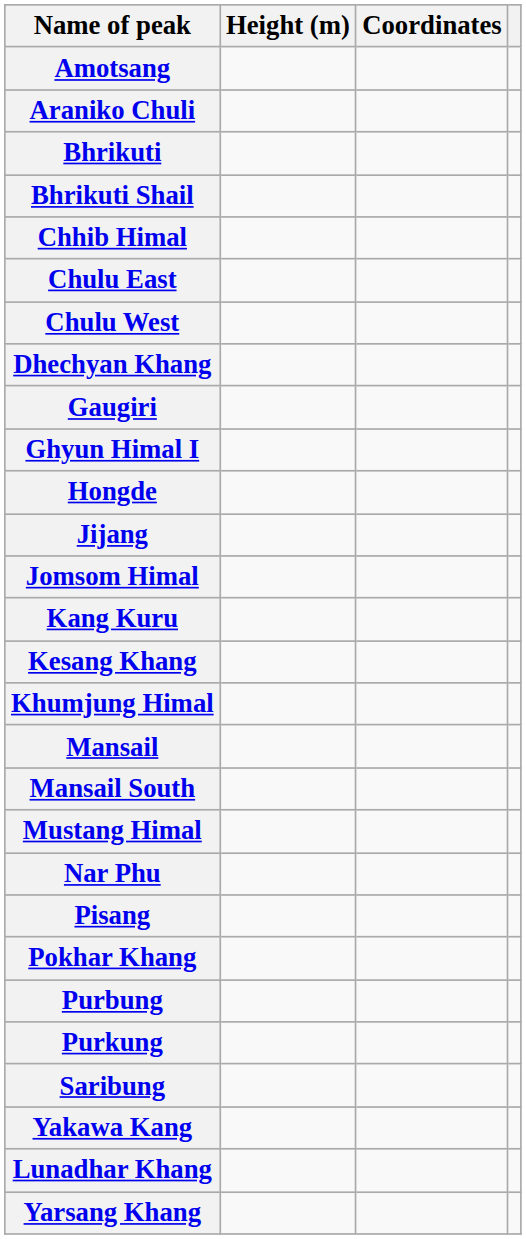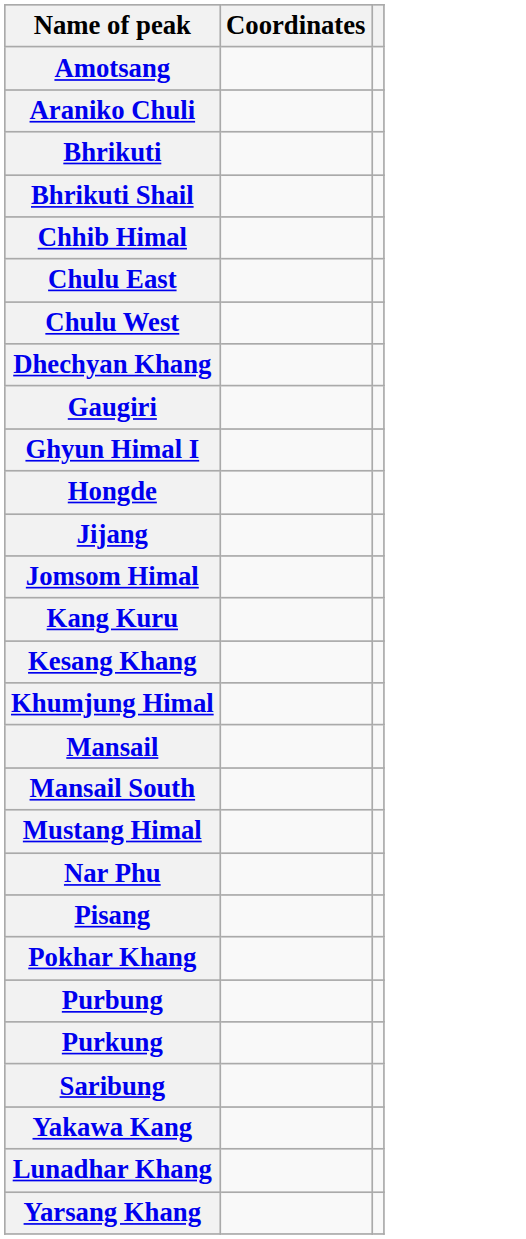- column: (288, 25)
